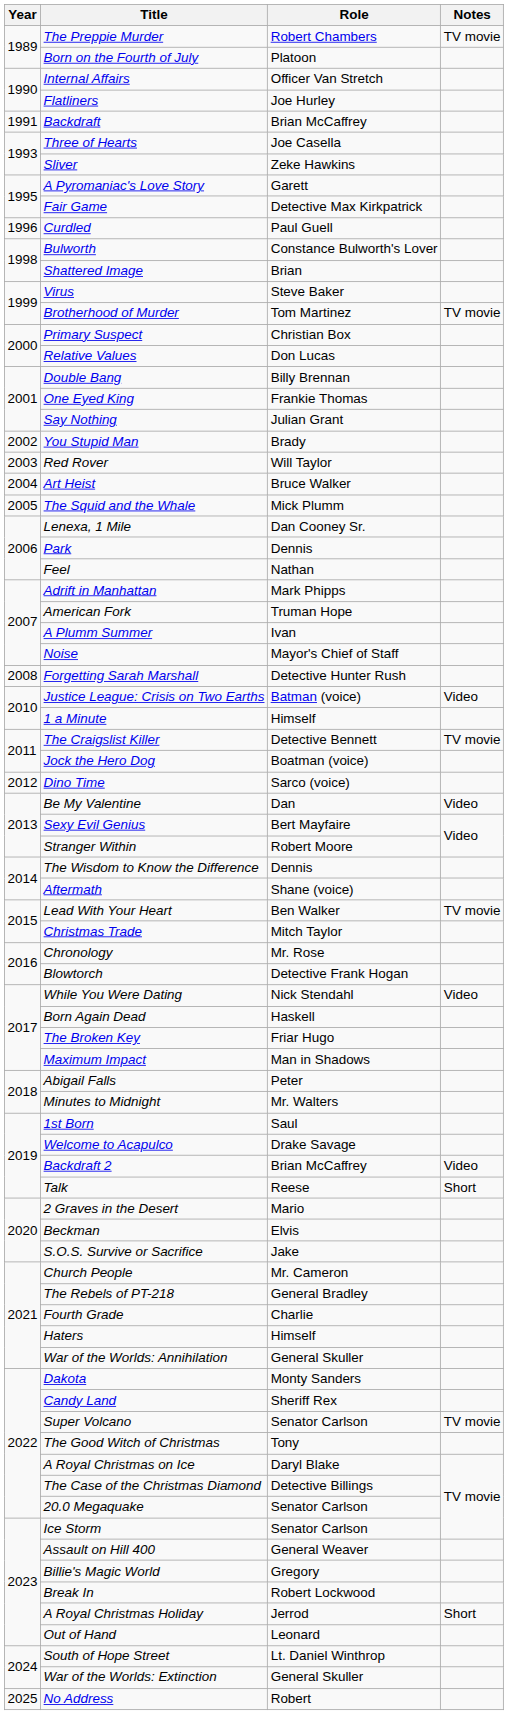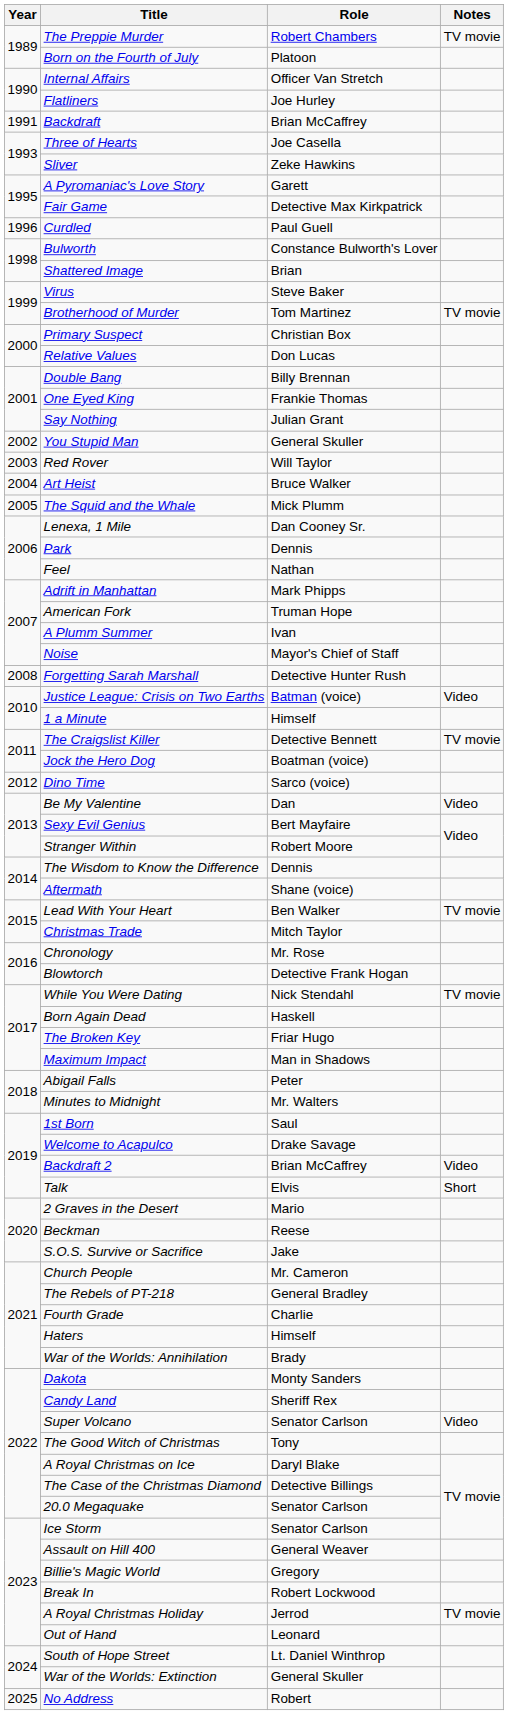(288, 441) Brady -> (317, 441) General Skuller
(461, 995) Video -> (472, 995) TV movie
(290, 1187) Reese -> (285, 1187) Elvis
(285, 1230) Elvis -> (290, 1230) Reese
(317, 1358) General Skuller -> (288, 1358) Brady
(472, 1421) TV movie -> (461, 1421) Video
(460, 1613) Short -> (472, 1613) TV movie
